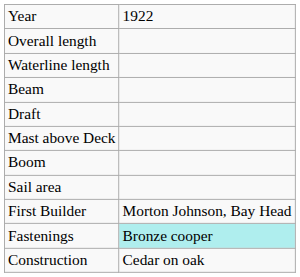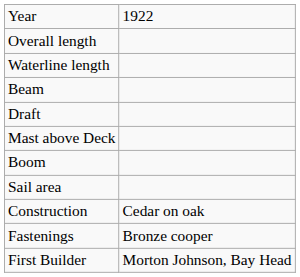rows swapped: (48, 260) <-> (47, 211)
(168, 235) paleturquoise background -> (168, 235) no background
